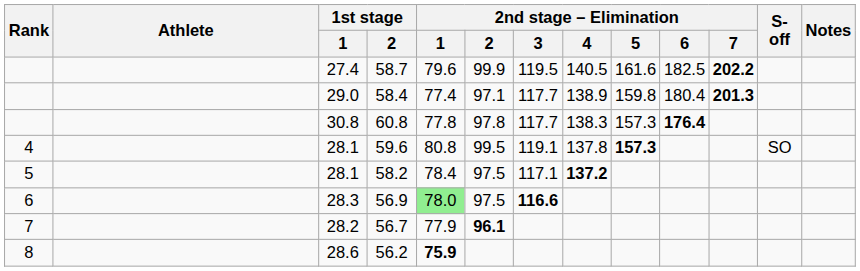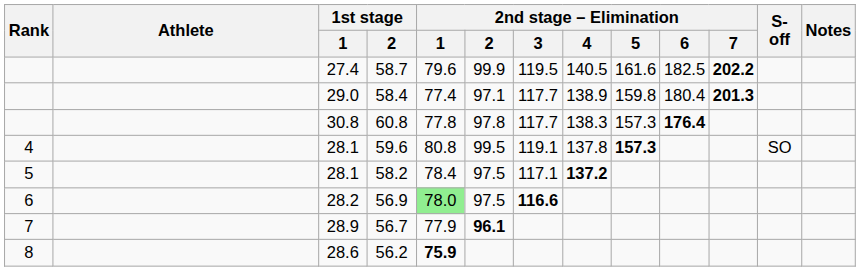(343, 200) 28.3 -> (343, 200) 28.2
(343, 226) 28.2 -> (343, 226) 28.9
